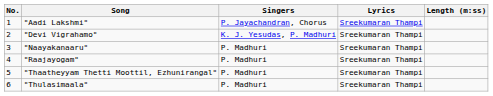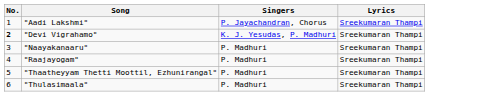- column: (456, 11)
(8, 36) normal -> (8, 36) bold
